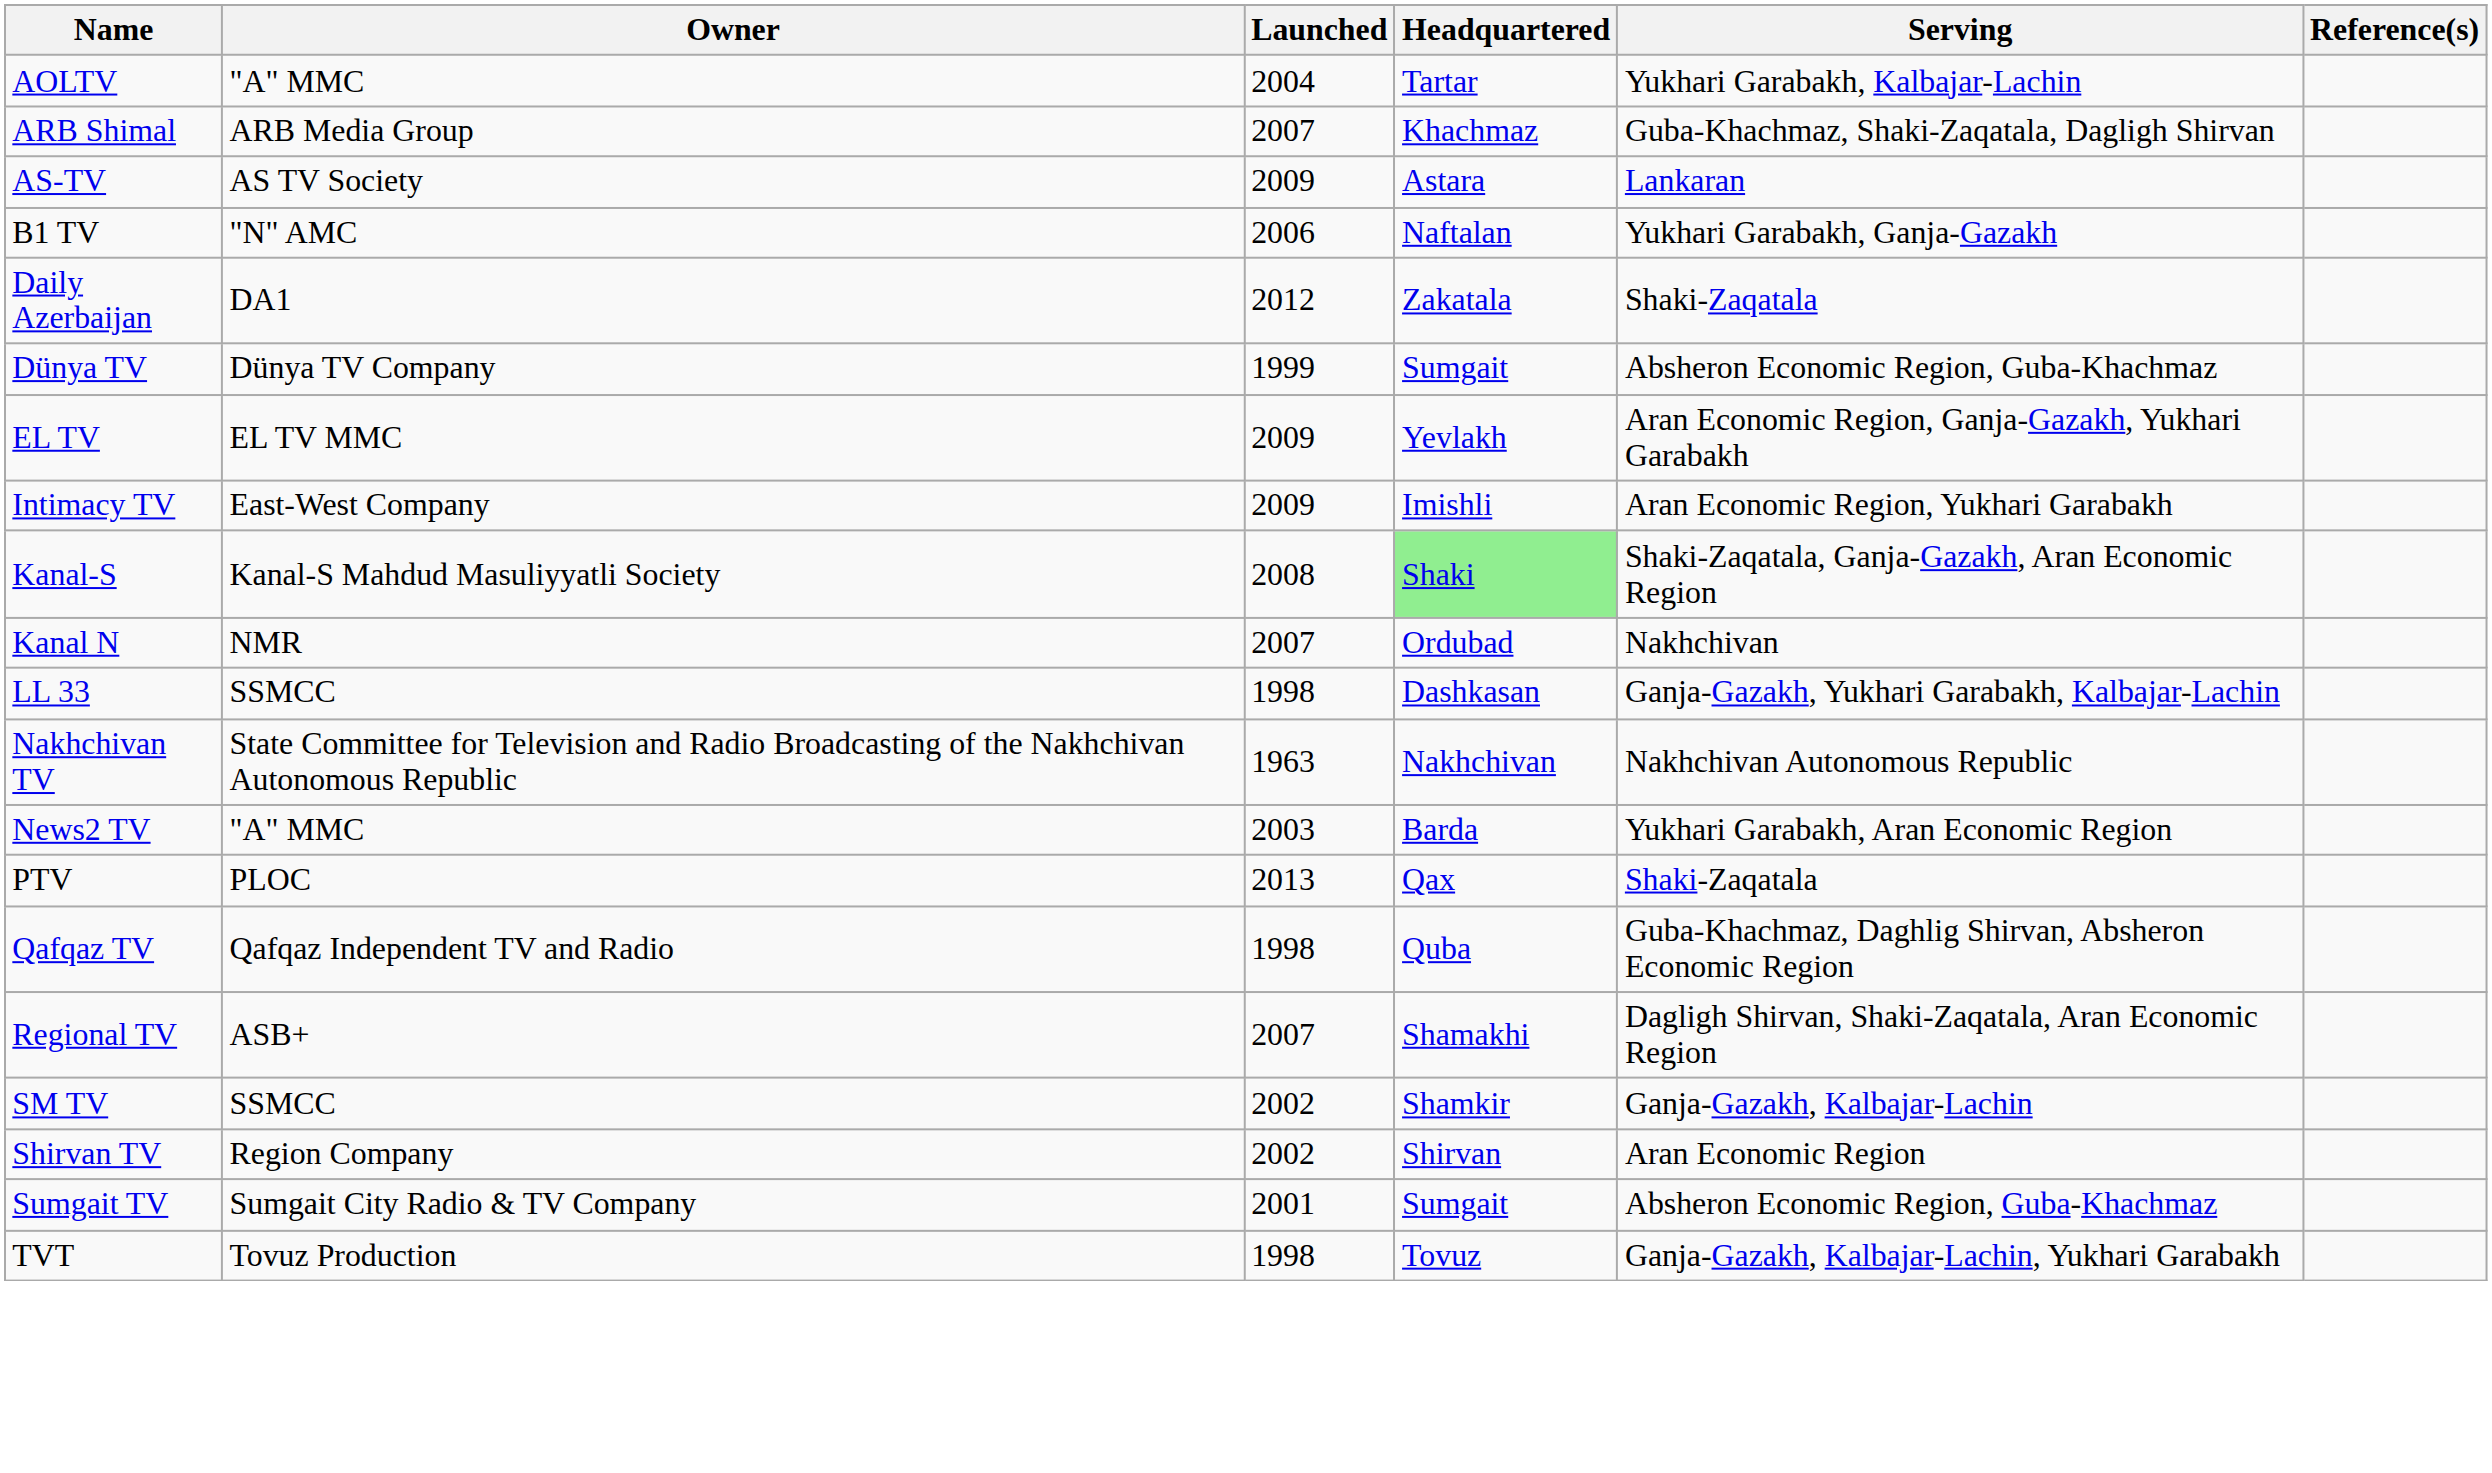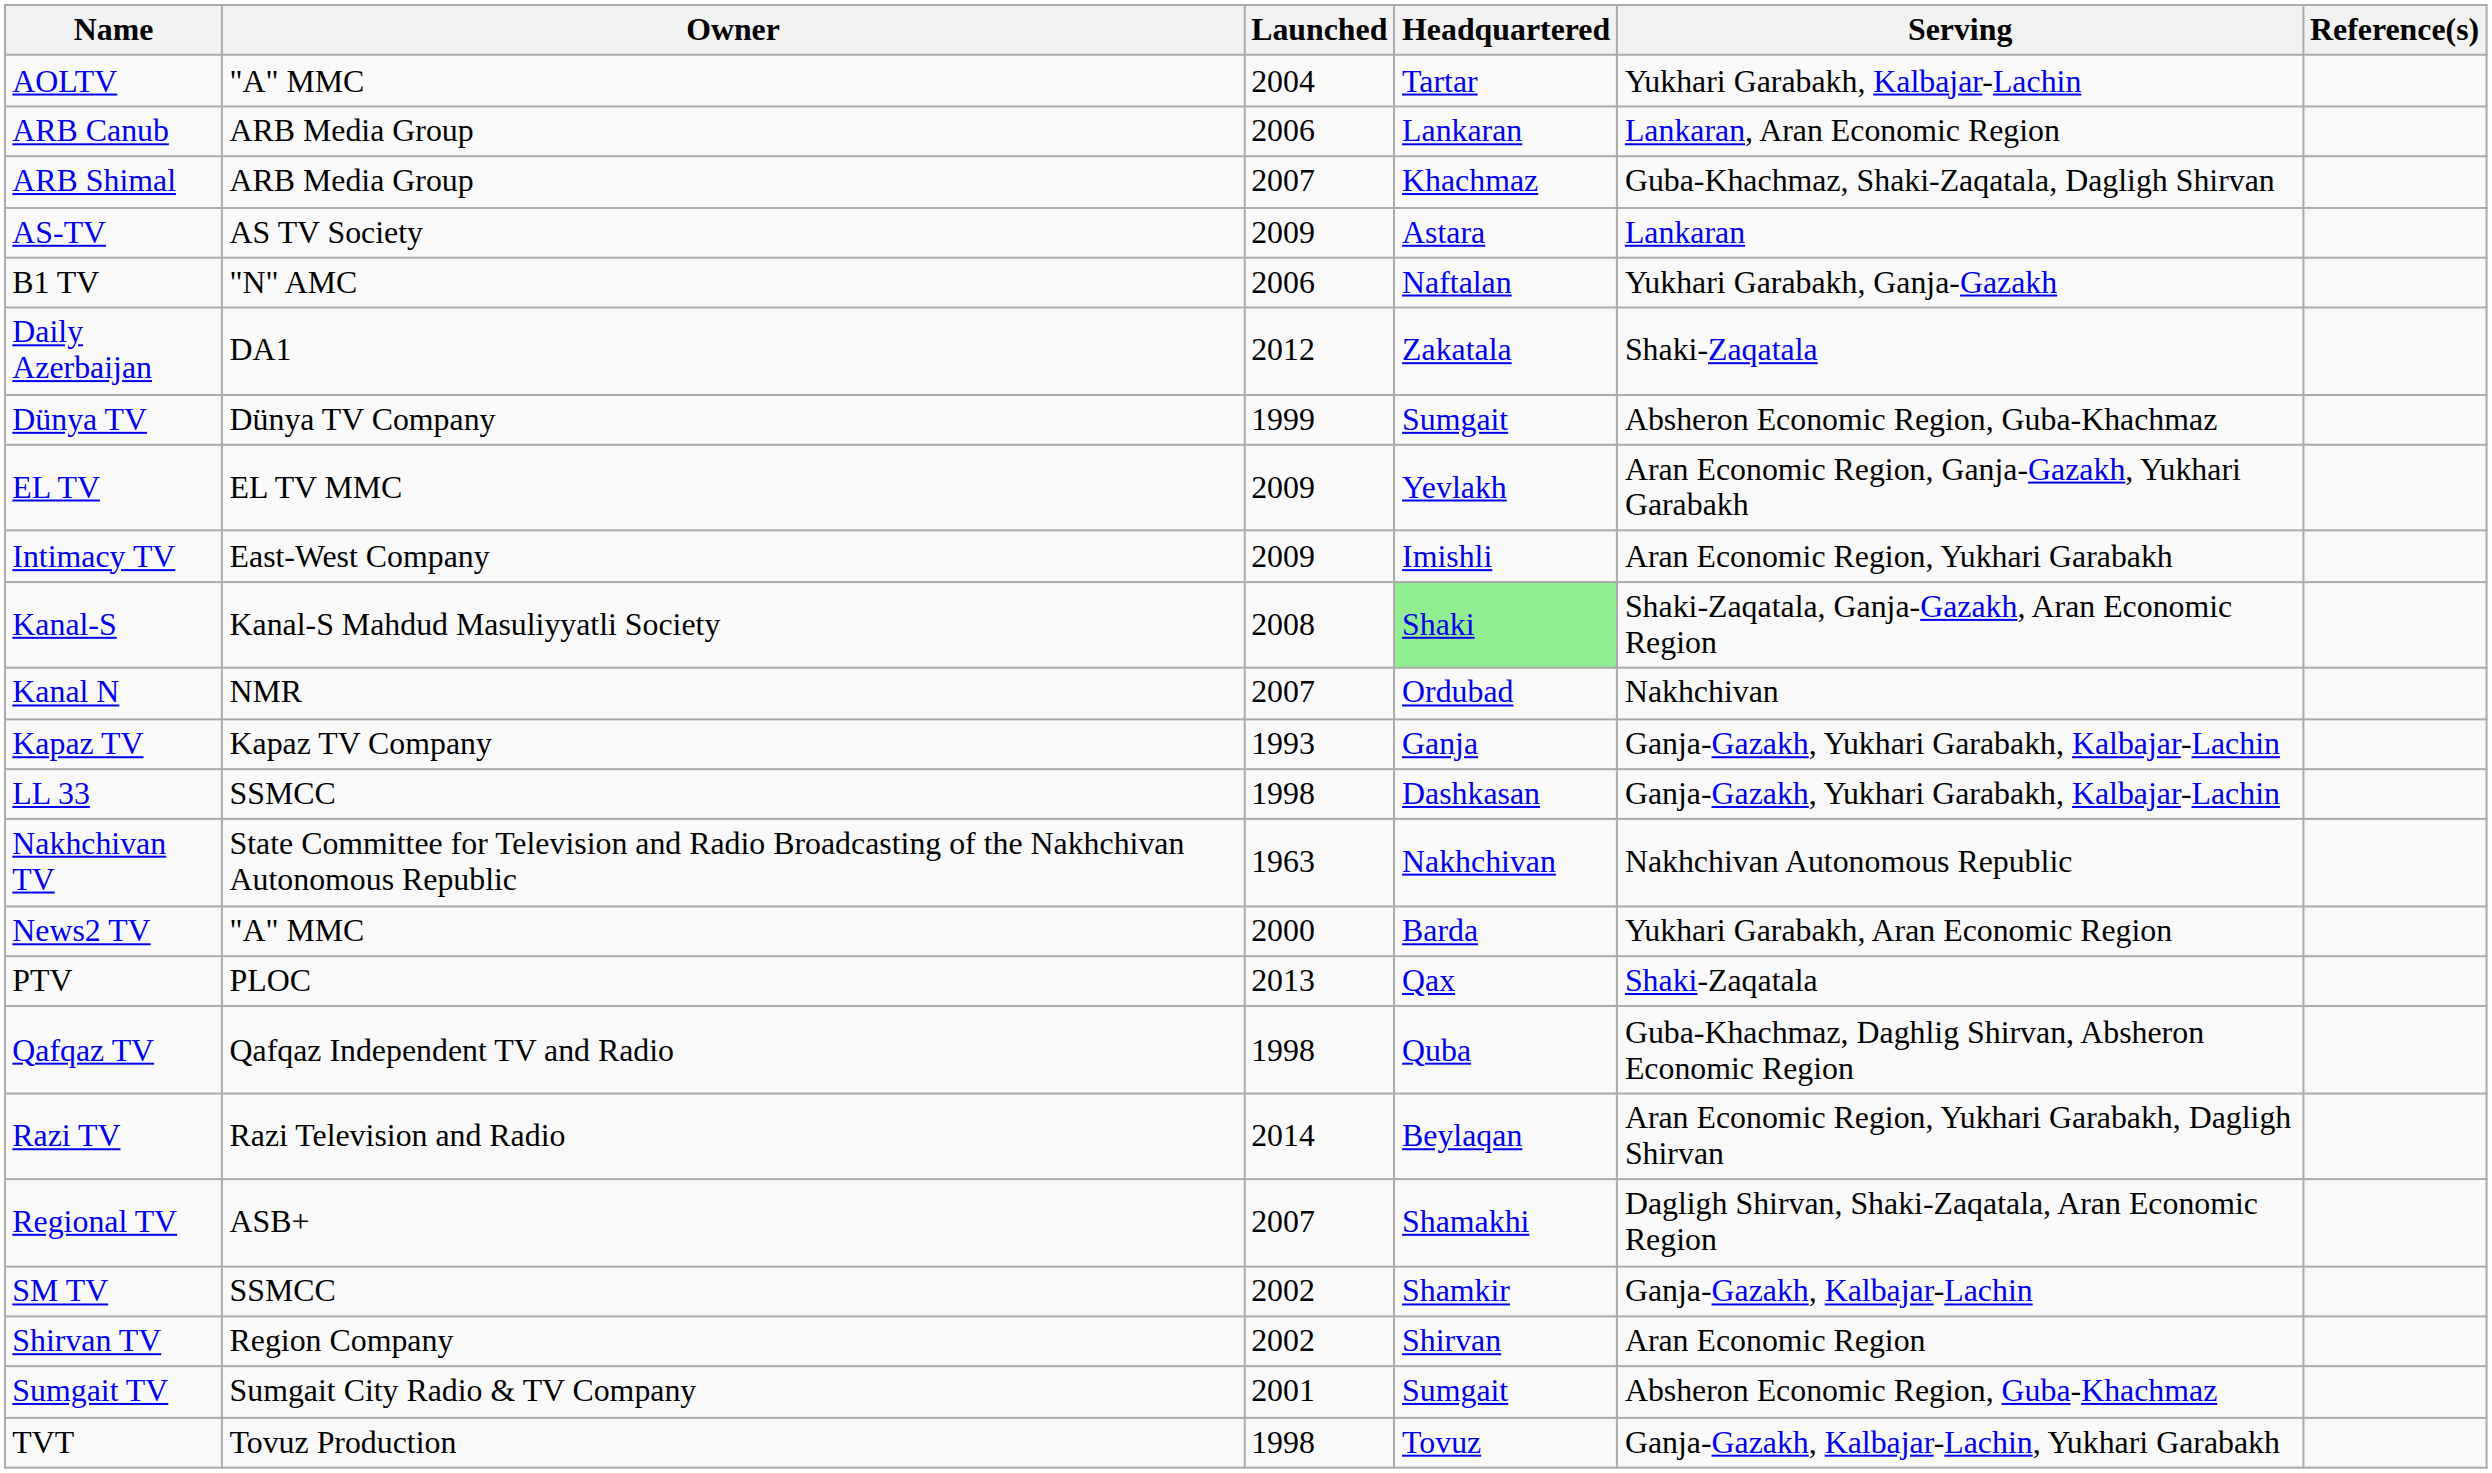+ row: (91, 130)
+ row: (78, 743)
(1283, 829) 2003 -> (1283, 930) 2000
+ row: (66, 1135)
